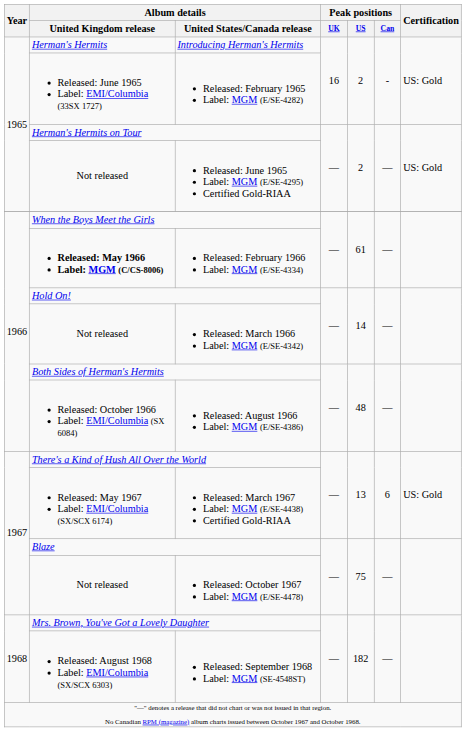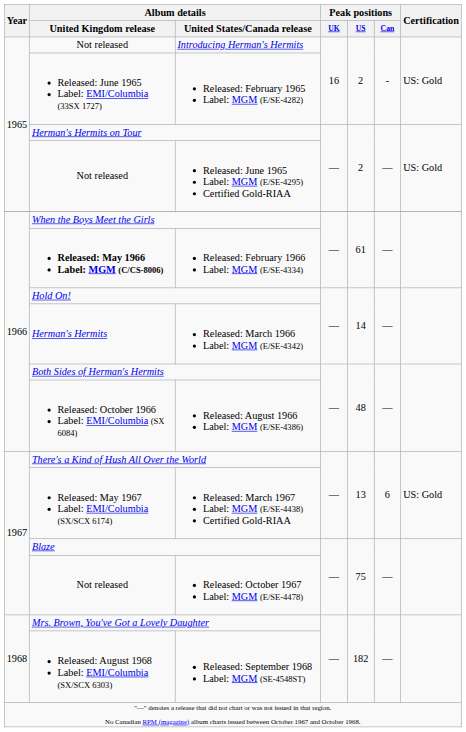(70, 45) Herman's Hermits -> (102, 45) Not released
(102, 334) Not released -> (70, 334) Herman's Hermits
